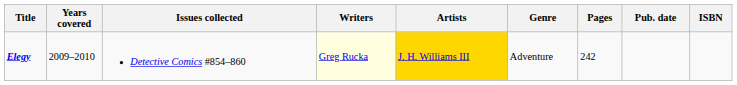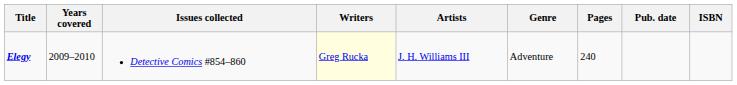(434, 56) gold background -> (434, 56) no background
(588, 56) 242 -> (588, 56) 240
